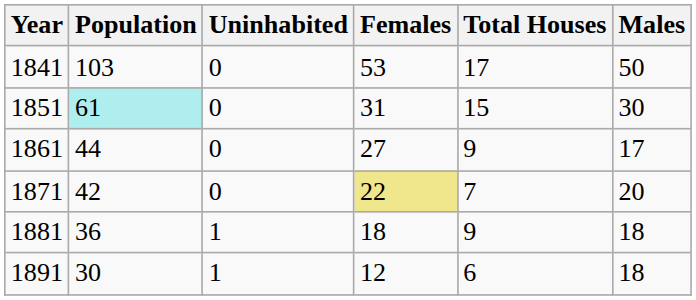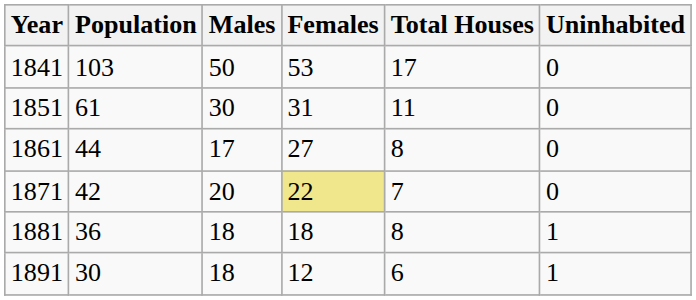columns swapped: (652, 25) <-> (278, 25)
(88, 107) paleturquoise background -> (88, 107) no background
(476, 107) 15 -> (403, 107) 11
(470, 149) 9 -> (397, 149) 8
(470, 231) 9 -> (397, 231) 8
